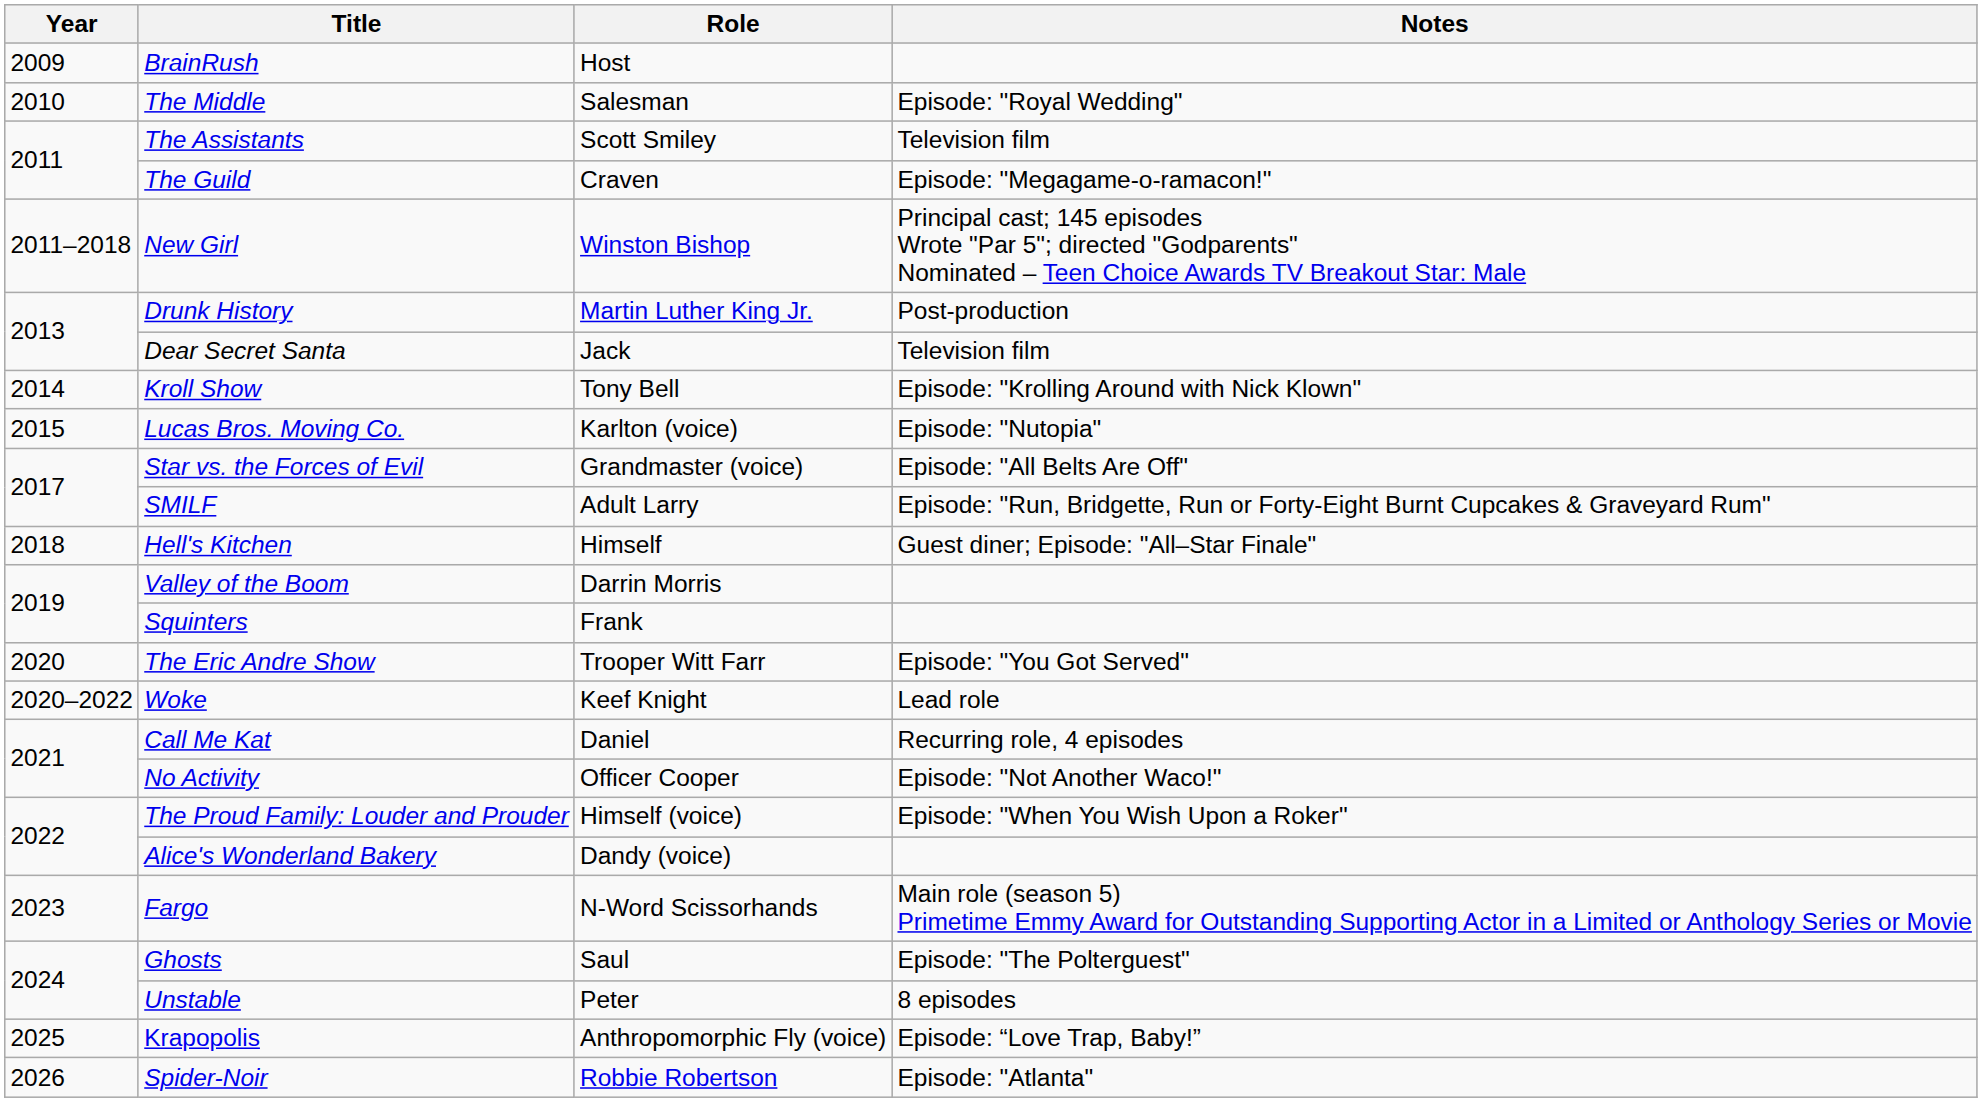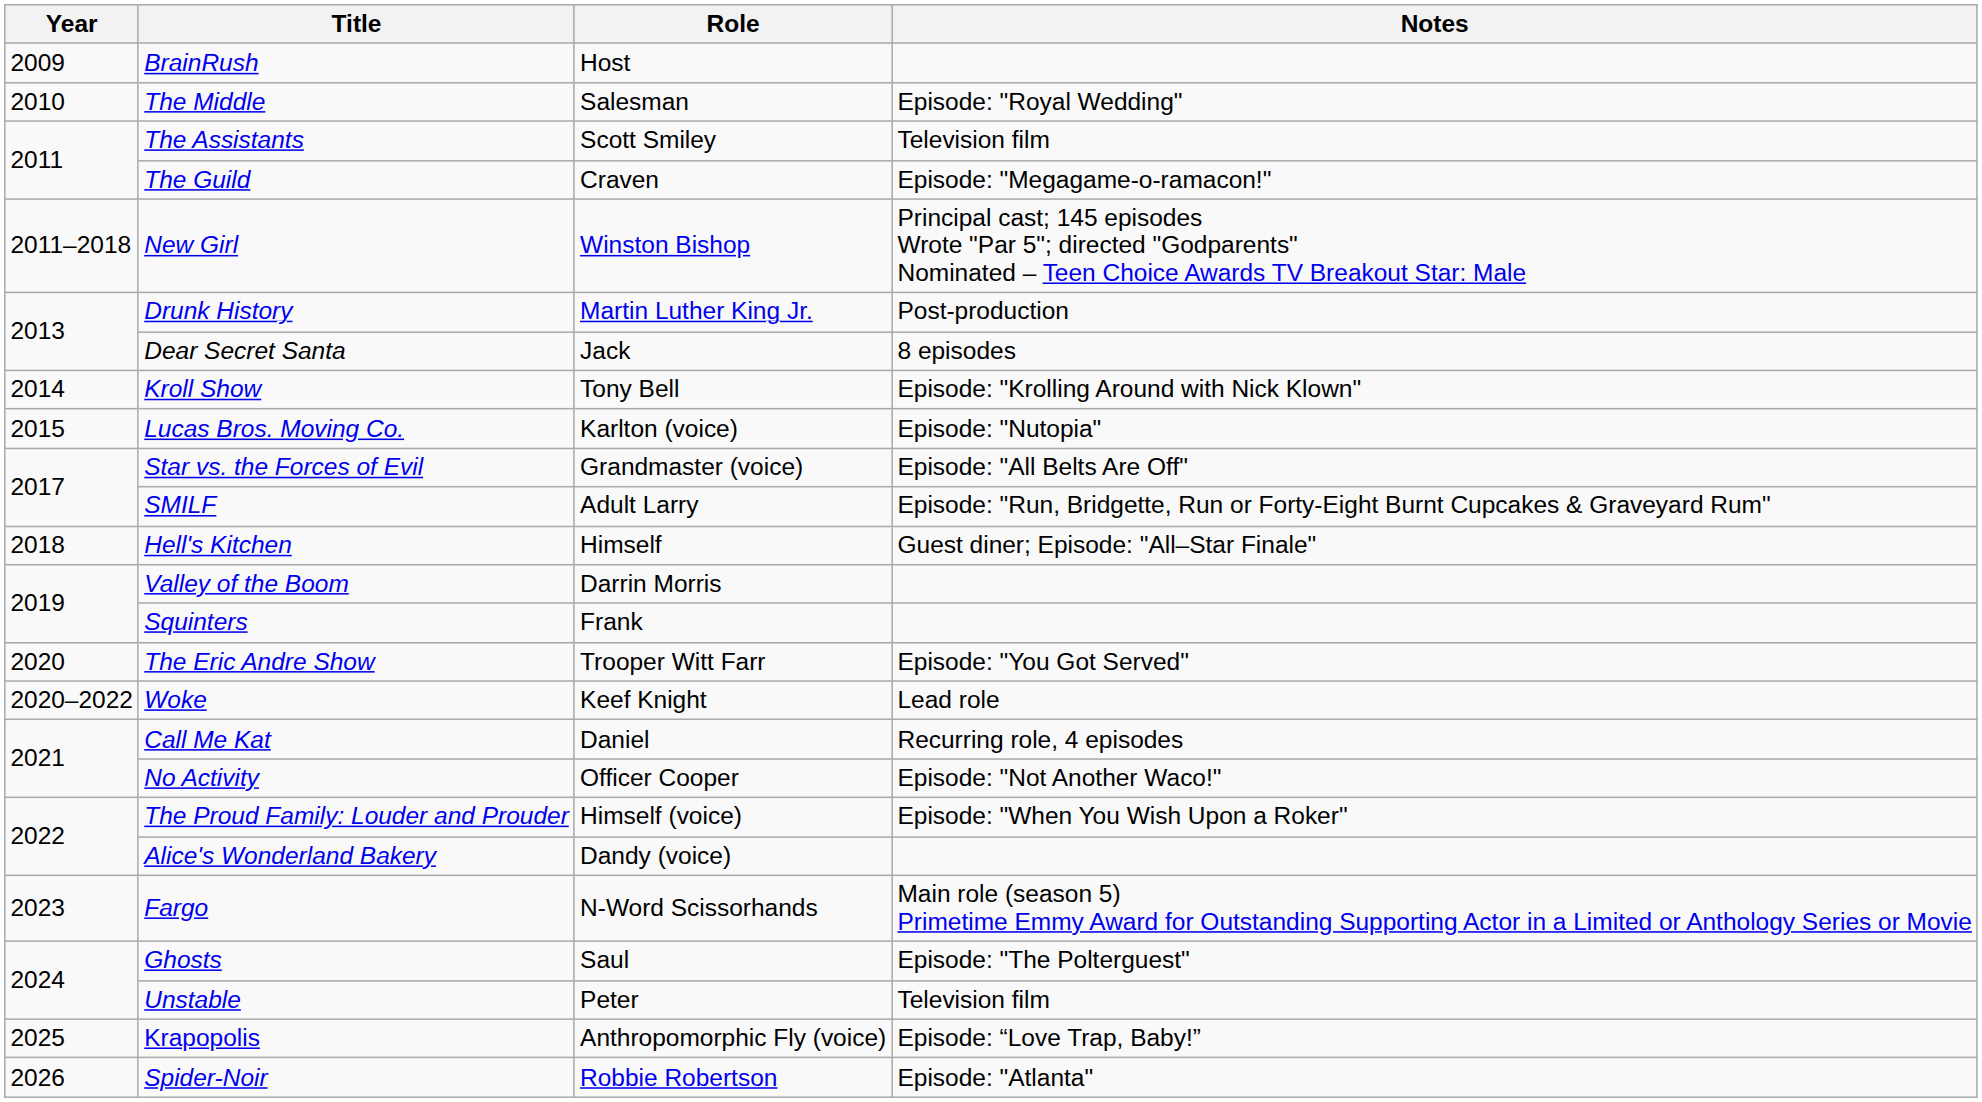(974, 350) Television film -> (957, 350) 8 episodes
(957, 999) 8 episodes -> (974, 999) Television film
